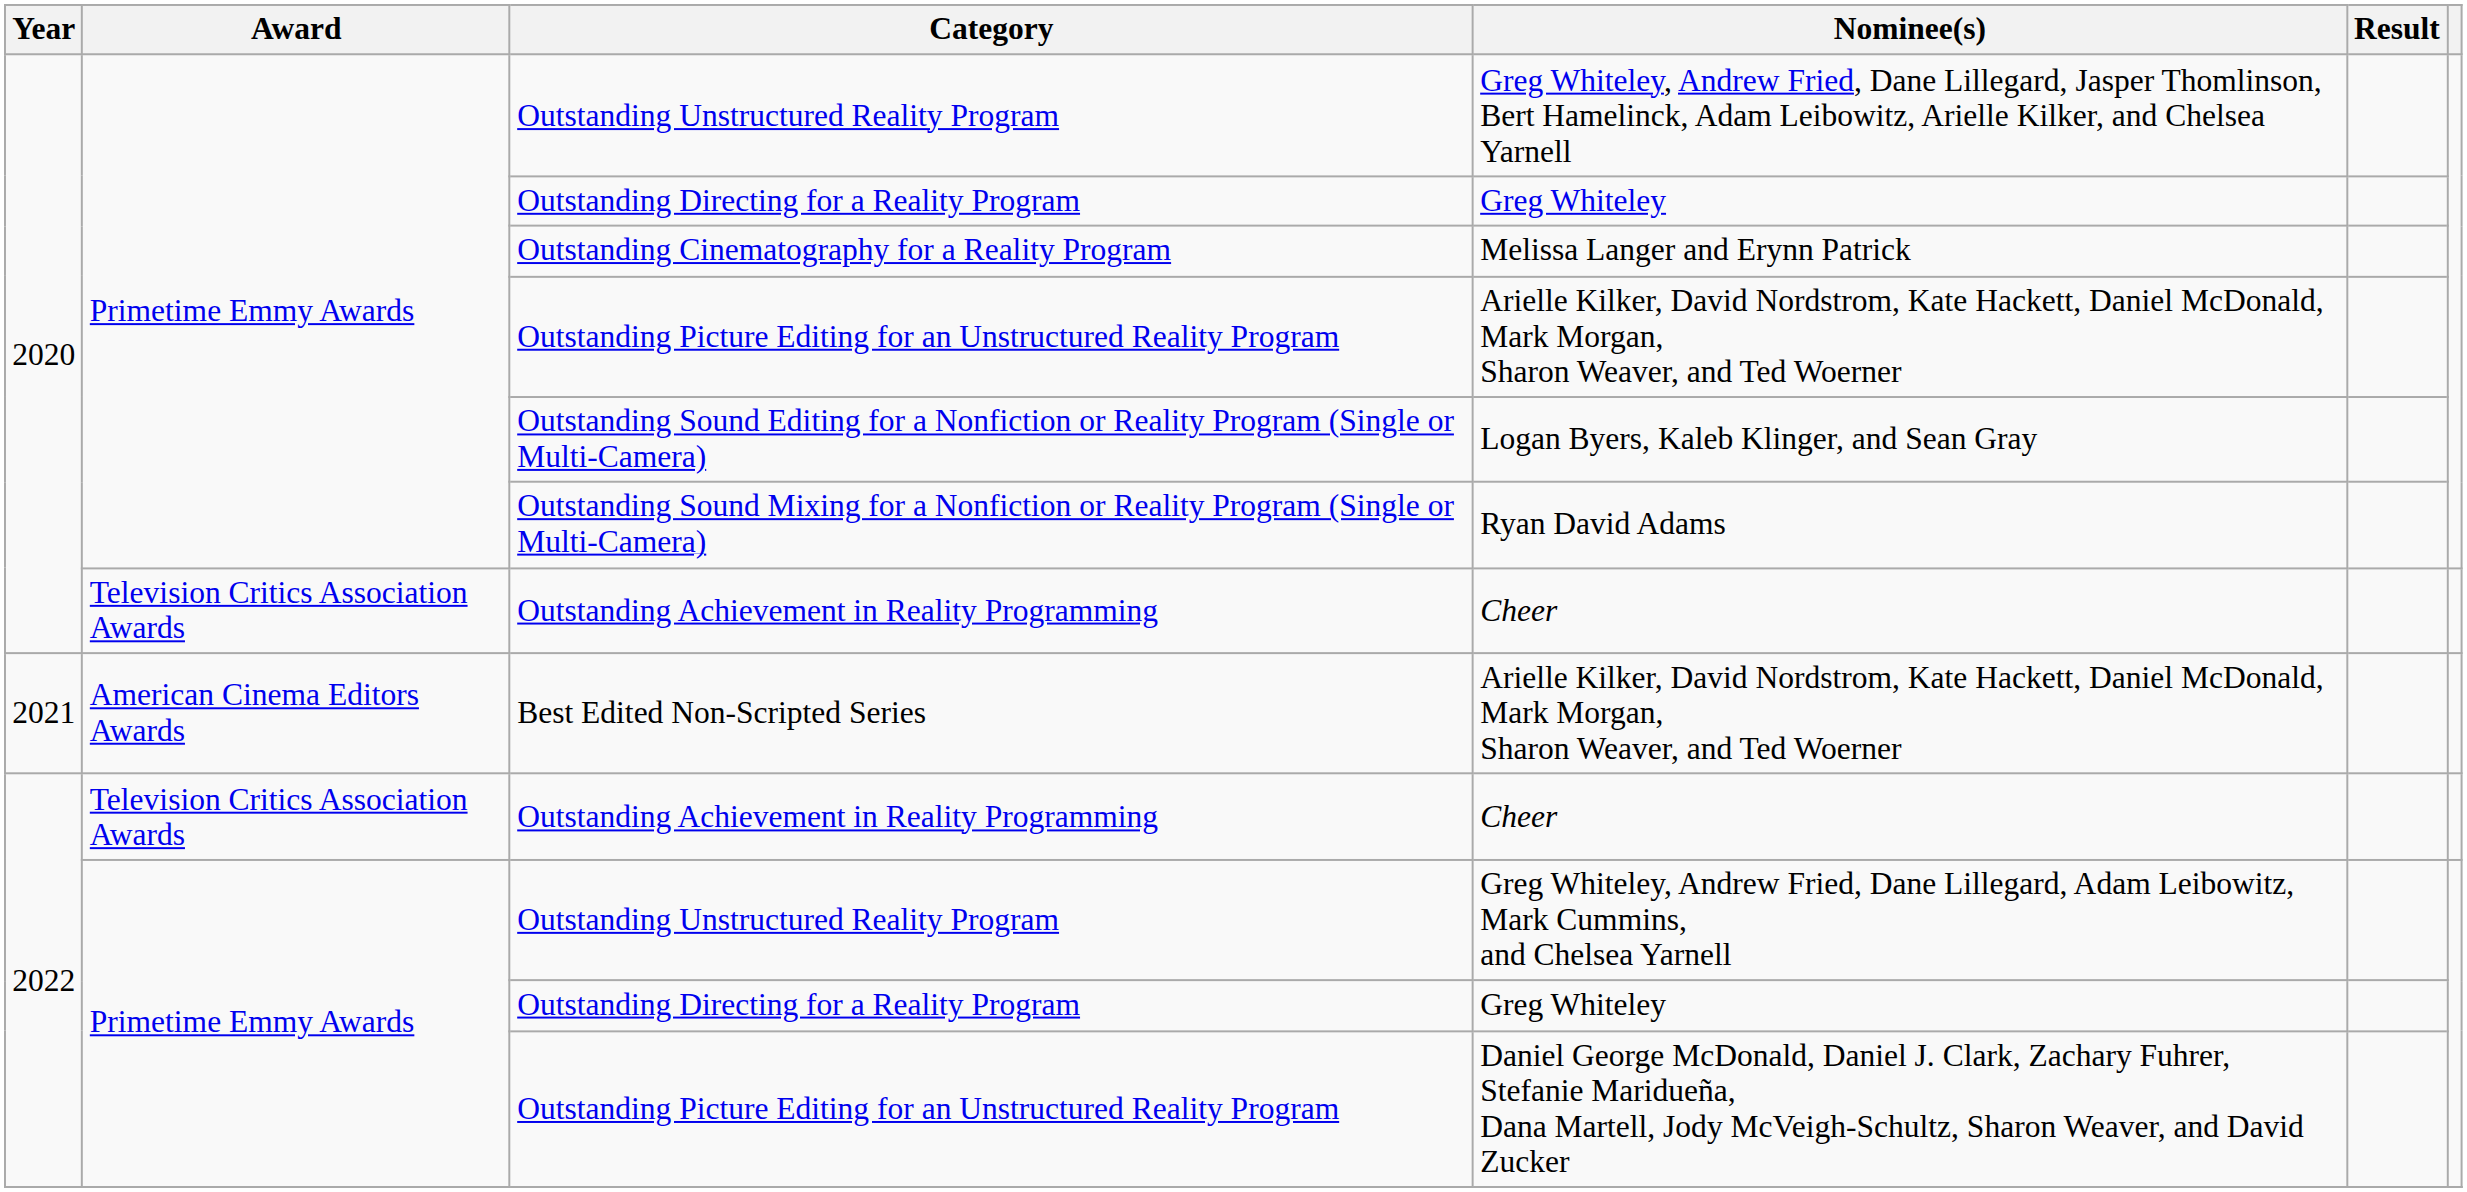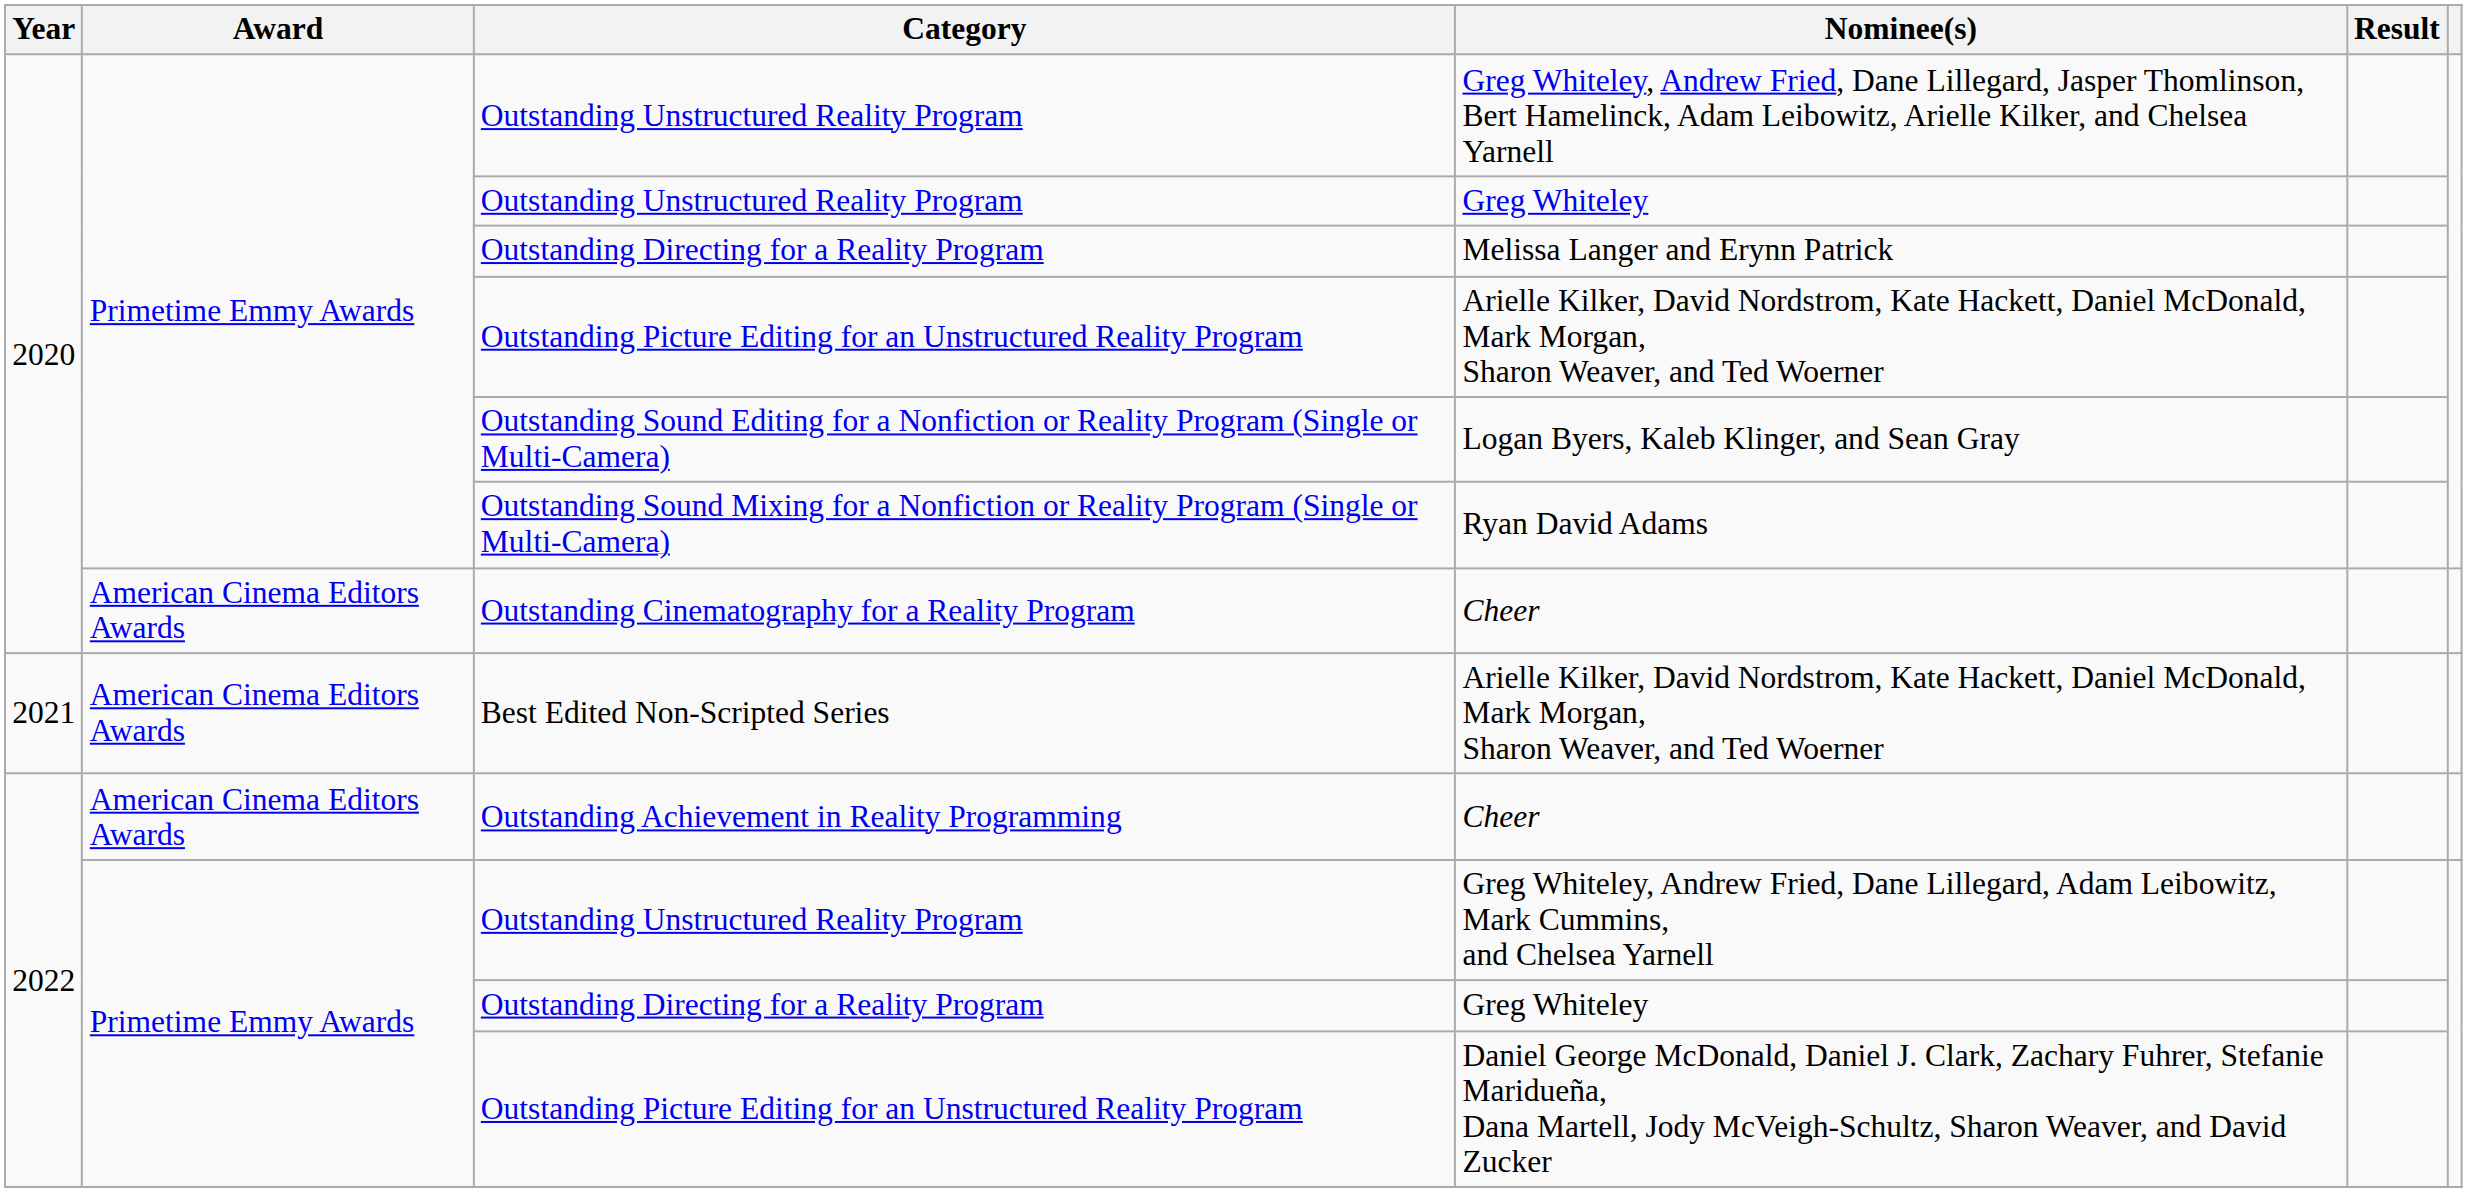(799, 200) Outstanding Directing for a Reality Program -> (752, 200) Outstanding Unstructured Reality Program
(844, 250) Outstanding Cinematography for a Reality Program -> (762, 250) Outstanding Directing for a Reality Program
(279, 609) Television Critics Association Awards -> (254, 609) American Cinema Editors Awards
(838, 609) Outstanding Achievement in Reality Programming -> (808, 609) Outstanding Cinematography for a Reality Program
(279, 816) Television Critics Association Awards -> (254, 816) American Cinema Editors Awards
